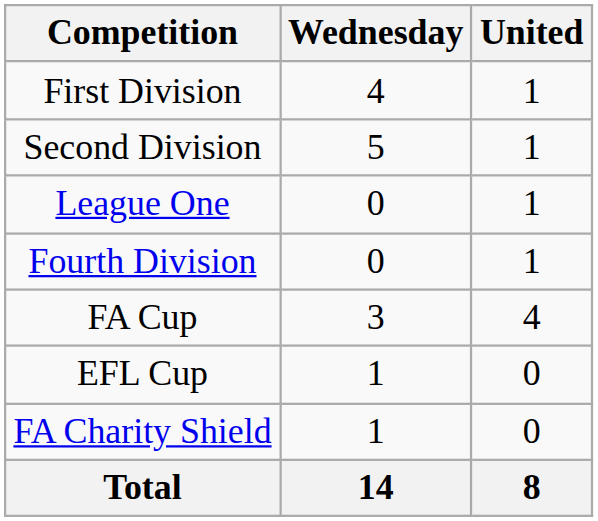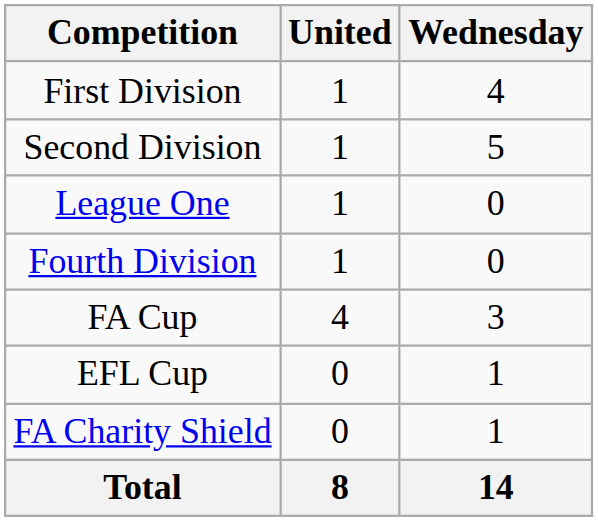columns swapped: (532, 32) <-> (376, 32)
